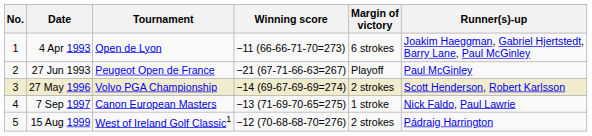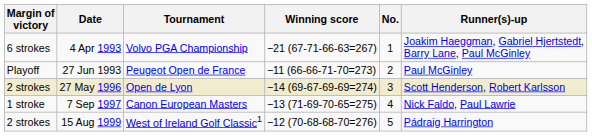columns swapped: (15, 19) <-> (375, 19)
(129, 48) Open de Lyon -> (187, 48) Volvo PGA Championship
(291, 48) −11 (66-66-71-70=273) -> (322, 48) −21 (67-71-66-63=267)
(291, 70) −21 (67-71-66-63=267) -> (321, 70) −11 (66-66-71-70=273)
(156, 87) Volvo PGA Championship -> (159, 87) Open de Lyon
